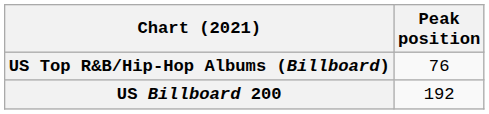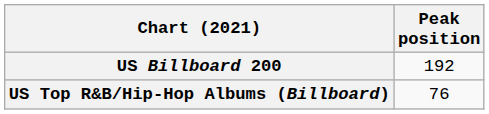rows swapped: (199, 94) <-> (199, 66)
